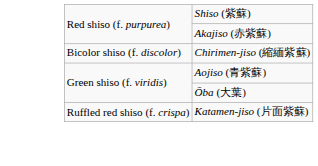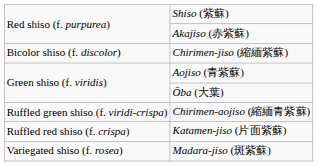+ row: (241, 111)
+ row: (222, 151)
